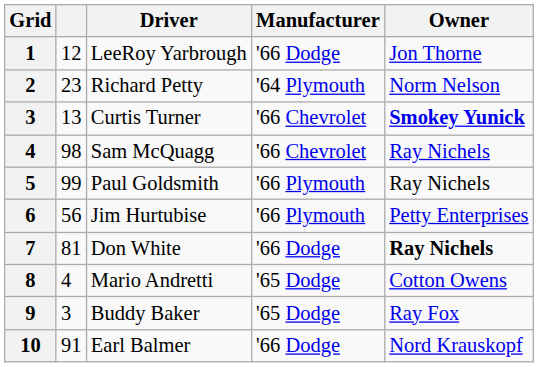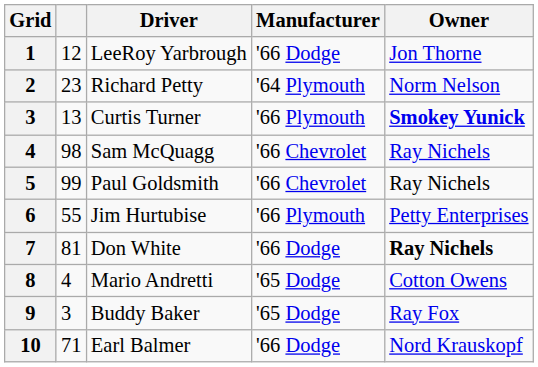(311, 118) '66 Chevrolet -> (311, 118) '66 Plymouth
(311, 183) '66 Plymouth -> (311, 183) '66 Chevrolet
(71, 215) 56 -> (71, 215) 55
(71, 345) 91 -> (71, 345) 71
